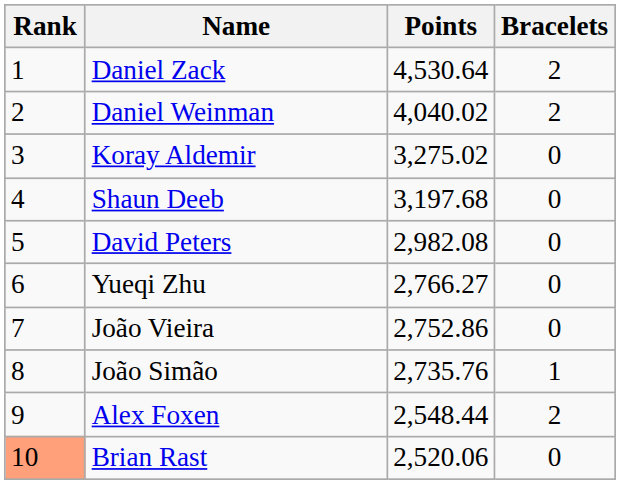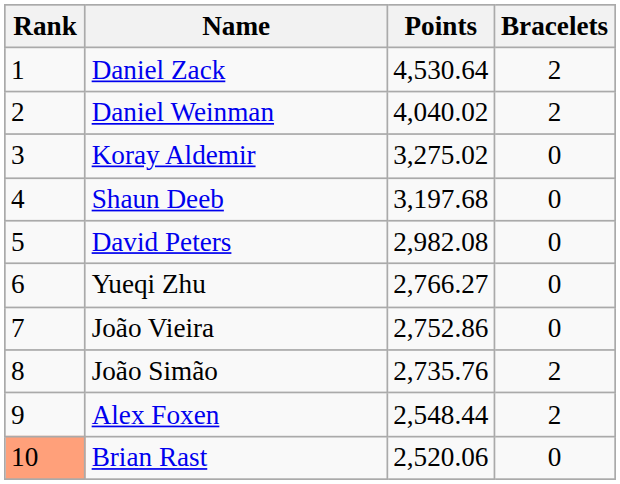(555, 371) 1 -> (555, 371) 2
